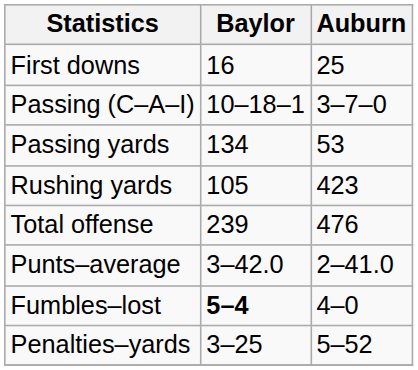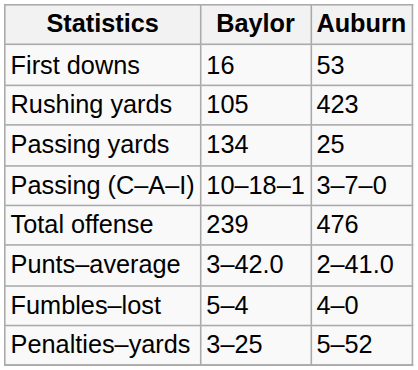(330, 64) 25 -> (330, 64) 53
rows swapped: (91, 184) <-> (103, 104)
(330, 144) 53 -> (330, 144) 25
(227, 305) bold -> (227, 305) normal
